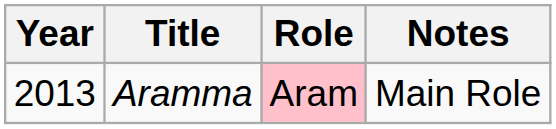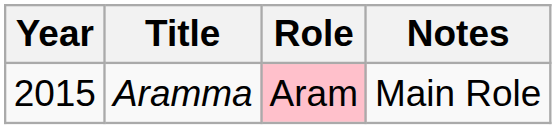(55, 92) 2013 -> (55, 92) 2015
